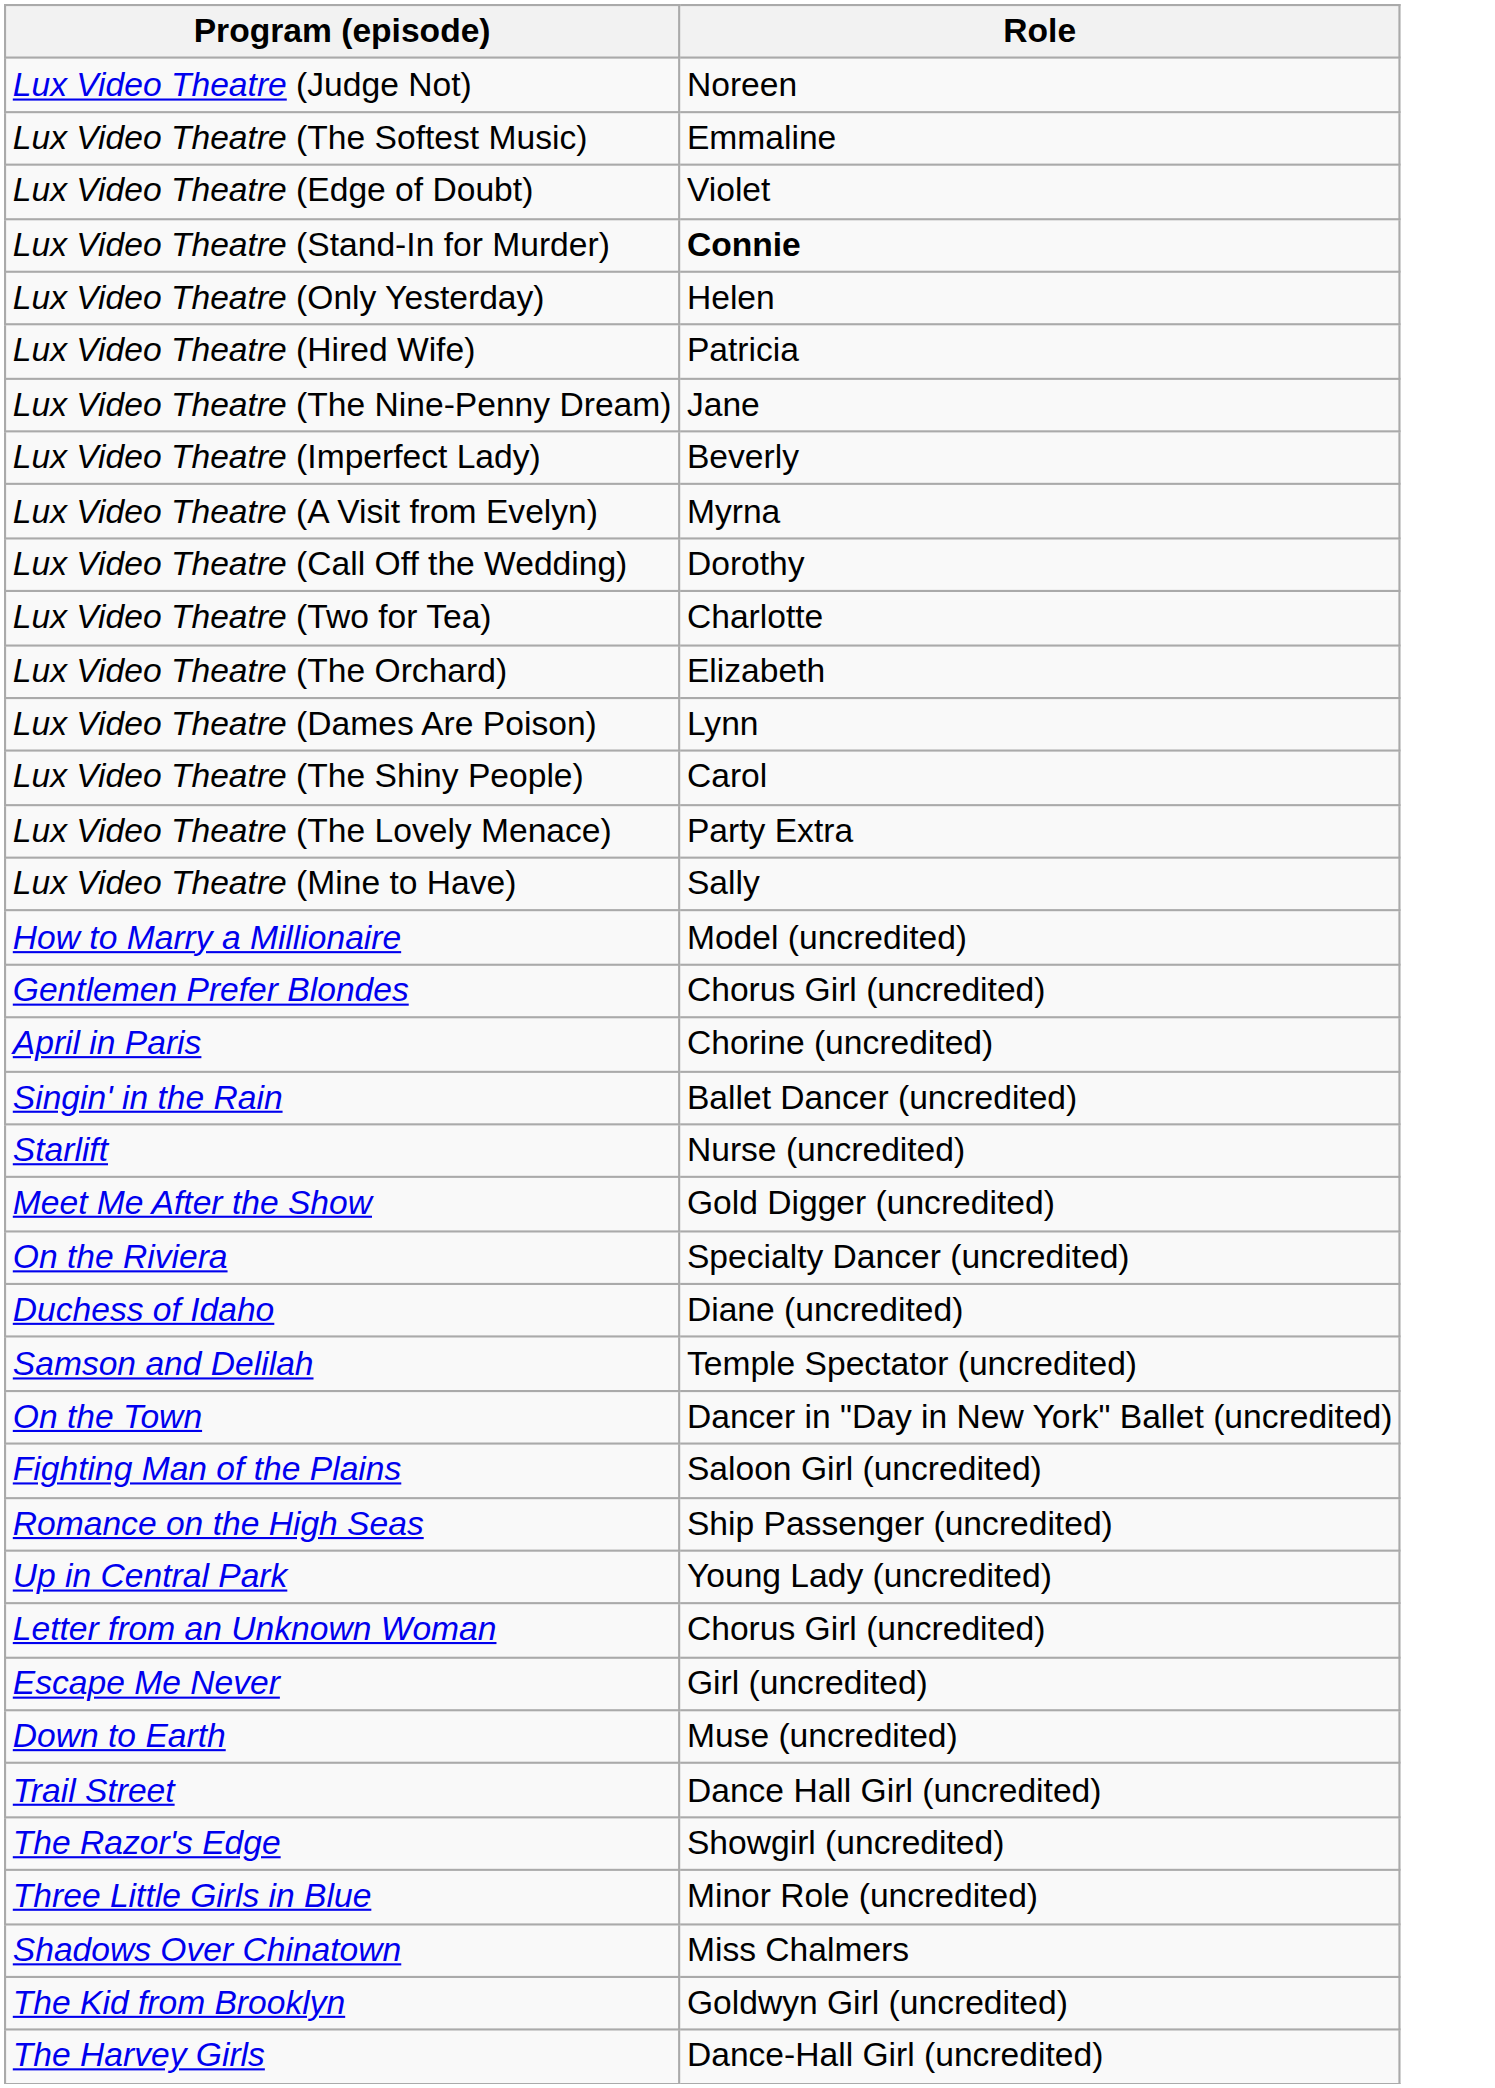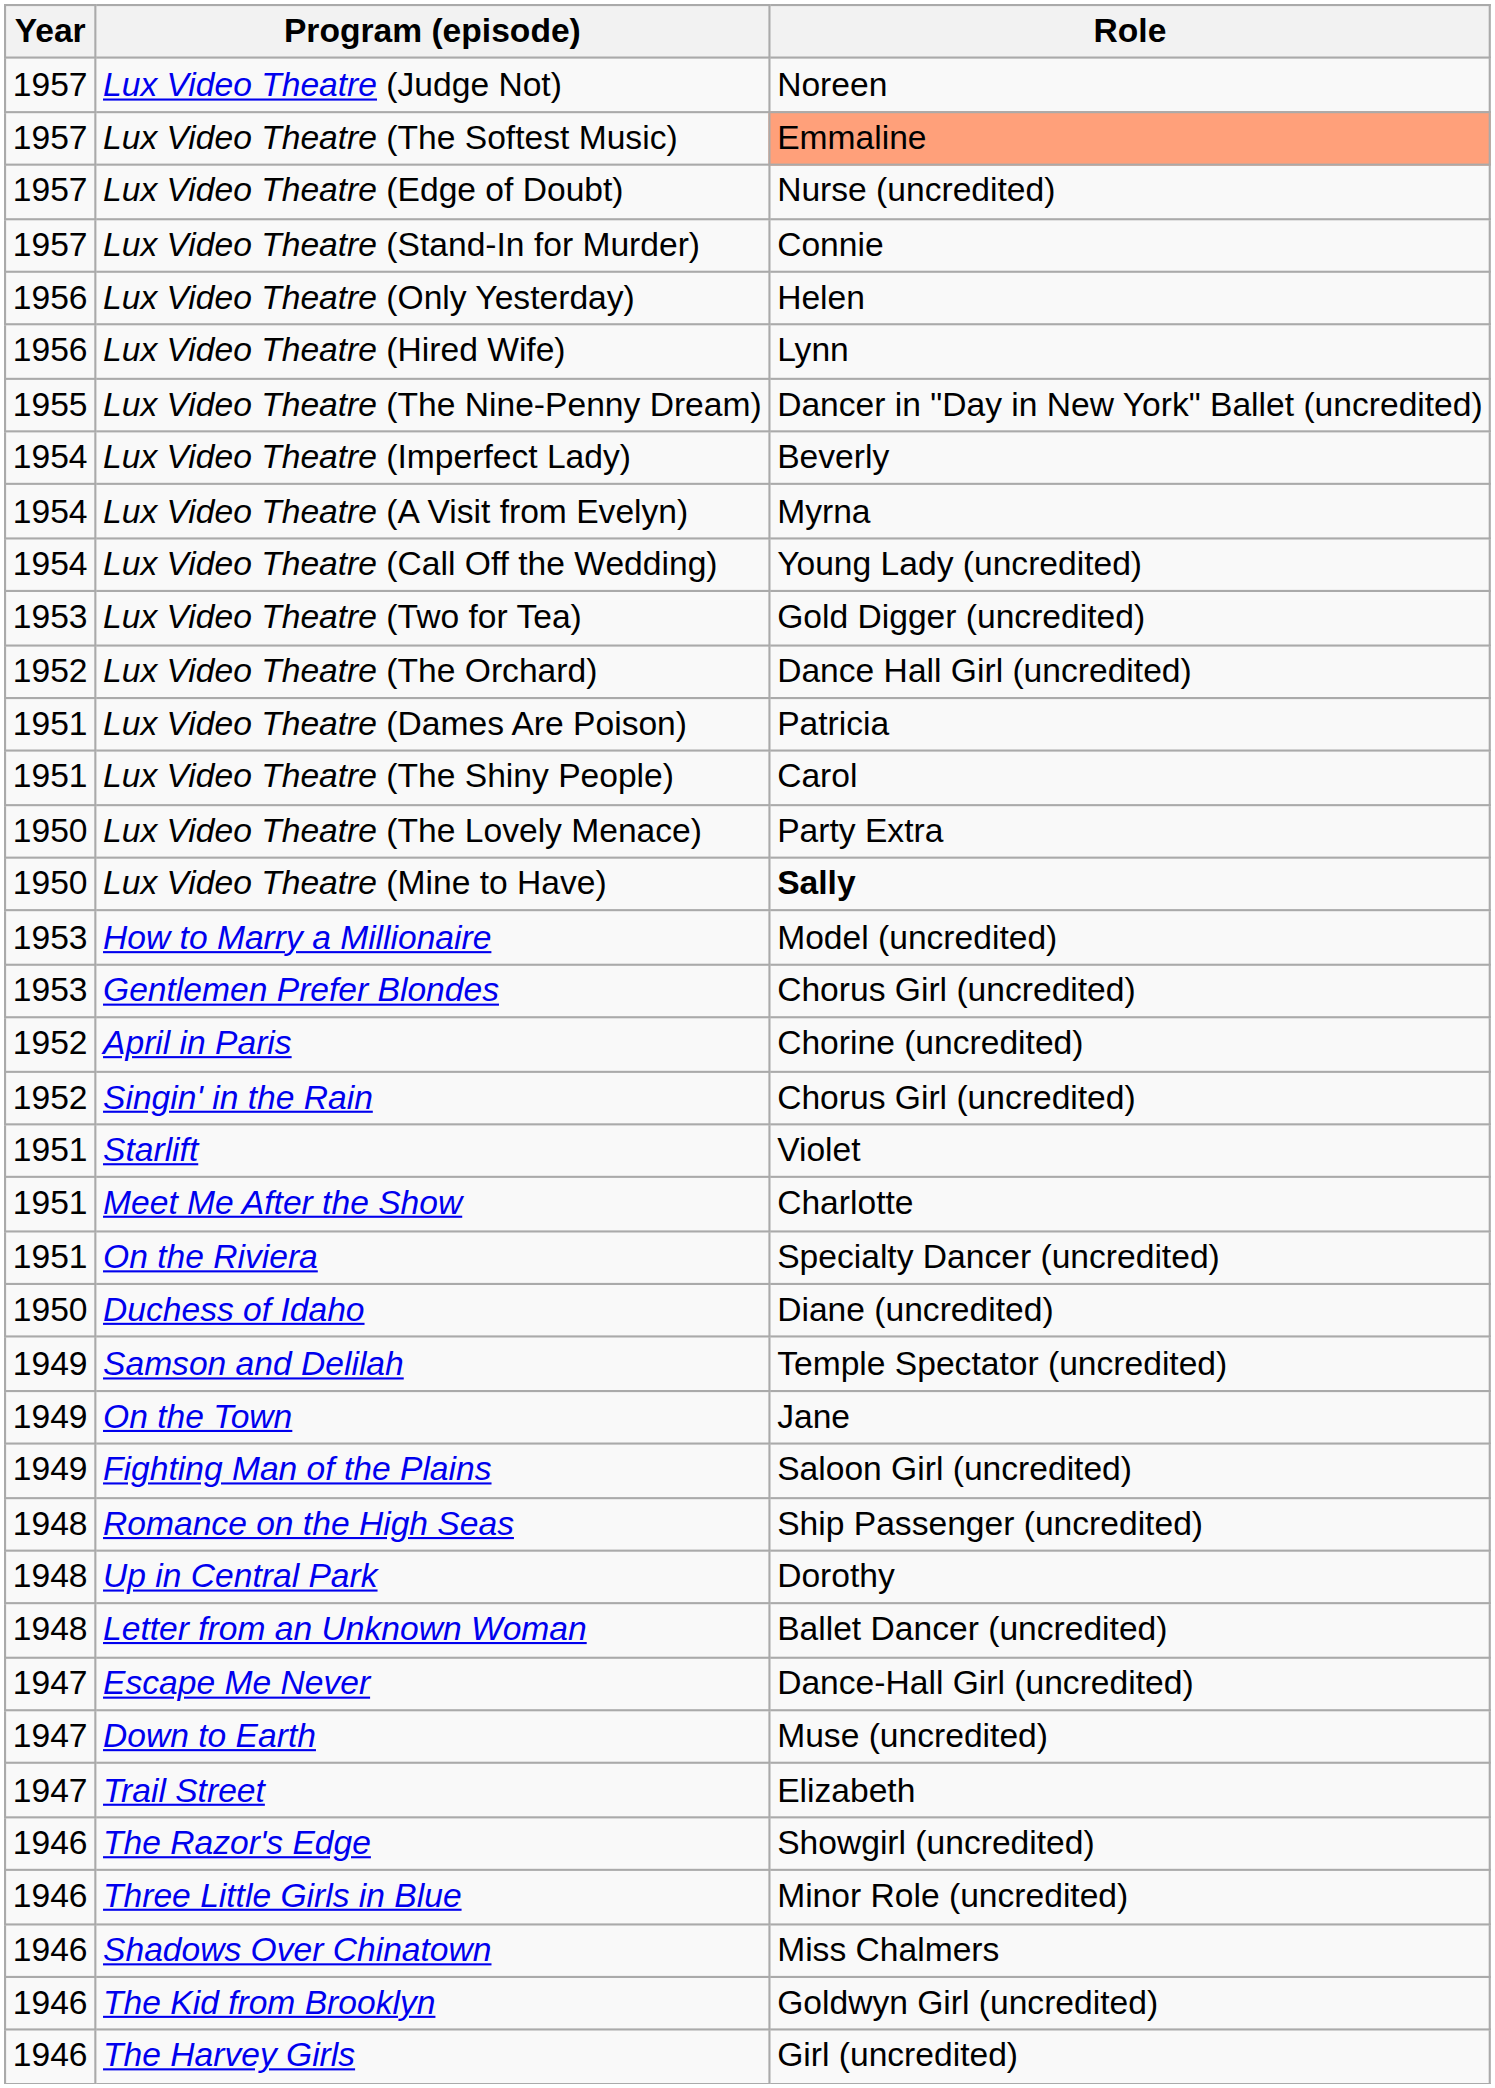+ column: (50, 31)
(762, 137) no background -> (852, 137) lightsalmon background
(729, 191) Violet -> (916, 191) Nurse (uncredited)
(744, 244) bold -> (830, 244) normal
(743, 350) Patricia -> (813, 350) Lynn
(723, 404) Jane -> (1130, 404) Dancer in "Day in New York" Ballet (uncredited)
(746, 564) Dorothy -> (960, 564) Young Lady (uncredited)
(755, 617) Charlotte -> (961, 617) Gold Digger (uncredited)
(756, 670) Elizabeth -> (984, 670) Dance Hall Girl (uncredited)
(723, 723) Lynn -> (833, 723) Patricia
(723, 883) normal -> (816, 883) bold
(882, 1096) Ballet Dancer (uncredited) -> (956, 1096) Chorus Girl (uncredited)
(826, 1150) Nurse (uncredited) -> (819, 1150) Violet
(871, 1203) Gold Digger (uncredited) -> (845, 1203) Charlotte
(1040, 1416) Dancer in "Day in New York" Ballet (uncredited) -> (814, 1416) Jane
(869, 1576) Young Lady (uncredited) -> (836, 1576) Dorothy
(866, 1629) Chorus Girl (uncredited) -> (972, 1629) Ballet Dancer (uncredited)
(807, 1683) Girl (uncredited) -> (985, 1683) Dance-Hall Girl (uncredited)
(894, 1789) Dance Hall Girl (uncredited) -> (846, 1789) Elizabeth
(895, 2056) Dance-Hall Girl (uncredited) -> (898, 2056) Girl (uncredited)
